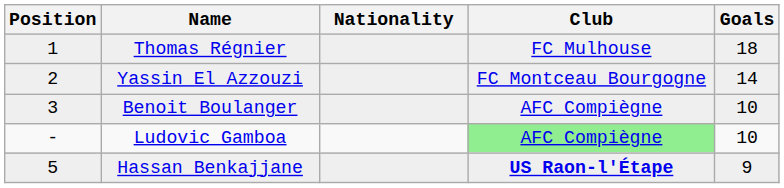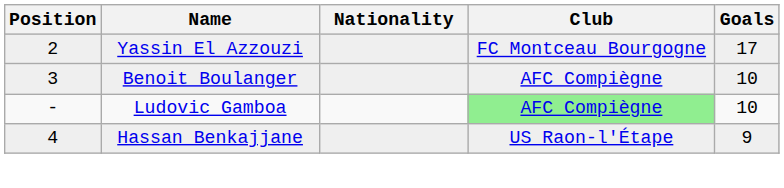- row: (210, 49)
(747, 79) 14 -> (747, 49) 17
(53, 168) 5 -> (53, 138) 4
(591, 168) bold -> (591, 138) normal
